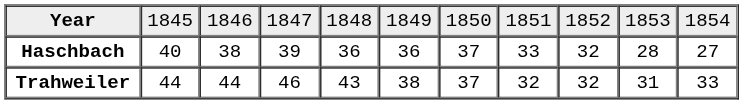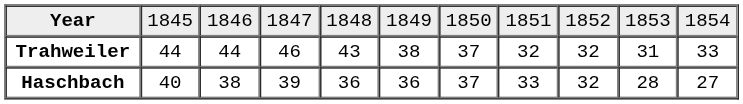rows swapped: (73, 83) <-> (73, 52)
